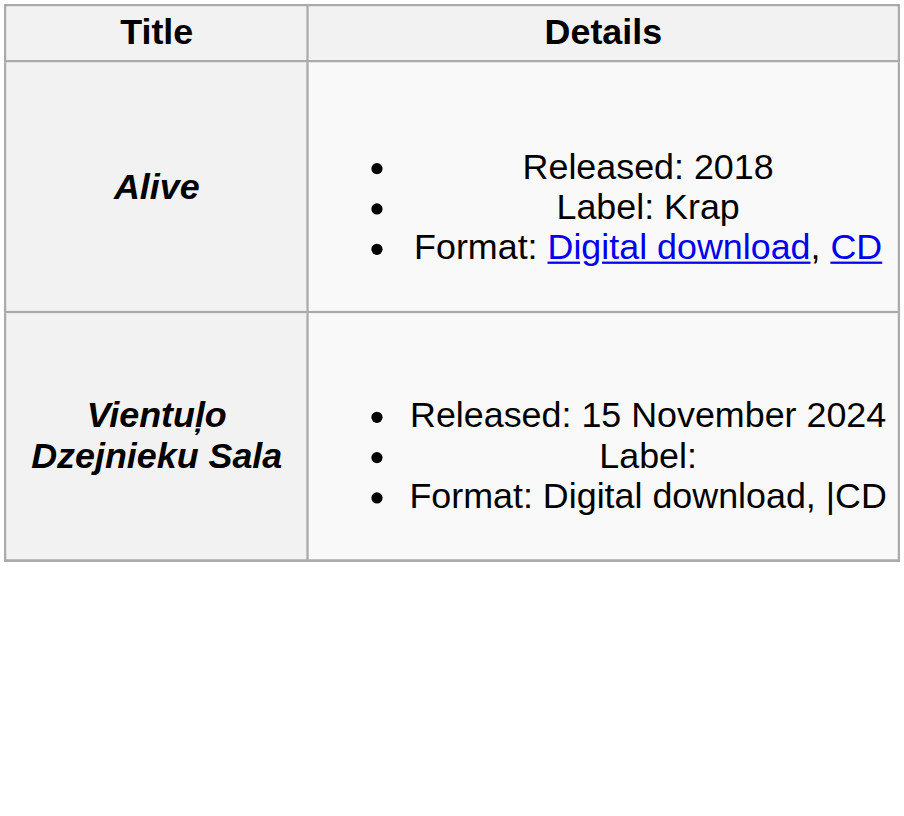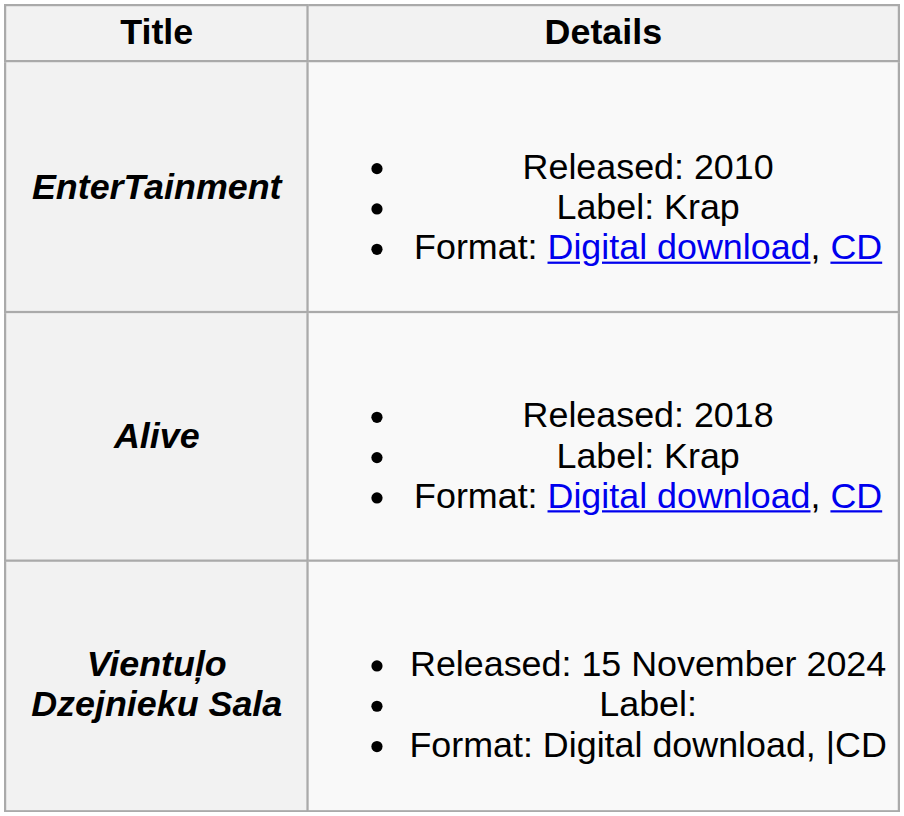+ row: (157, 186)
